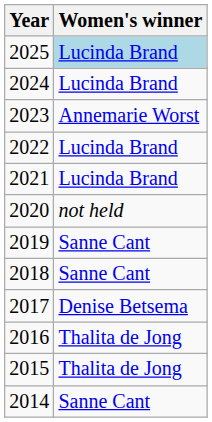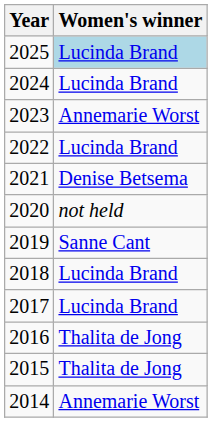(118, 178) Lucinda Brand -> (123, 178) Denise Betsema
(104, 274) Sanne Cant -> (118, 274) Lucinda Brand
(123, 305) Denise Betsema -> (118, 305) Lucinda Brand
(104, 400) Sanne Cant -> (129, 400) Annemarie Worst
